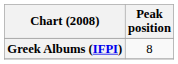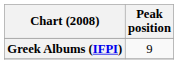(149, 48) 8 -> (149, 48) 9
